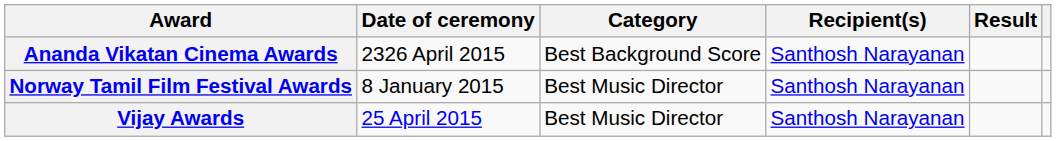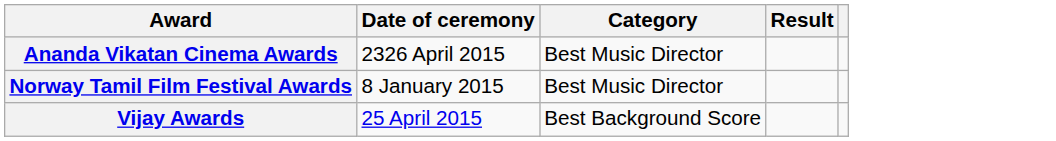- column: (868, 20)
(653, 53) Best Background Score -> (634, 53) Best Music Director
(634, 119) Best Music Director -> (653, 119) Best Background Score
